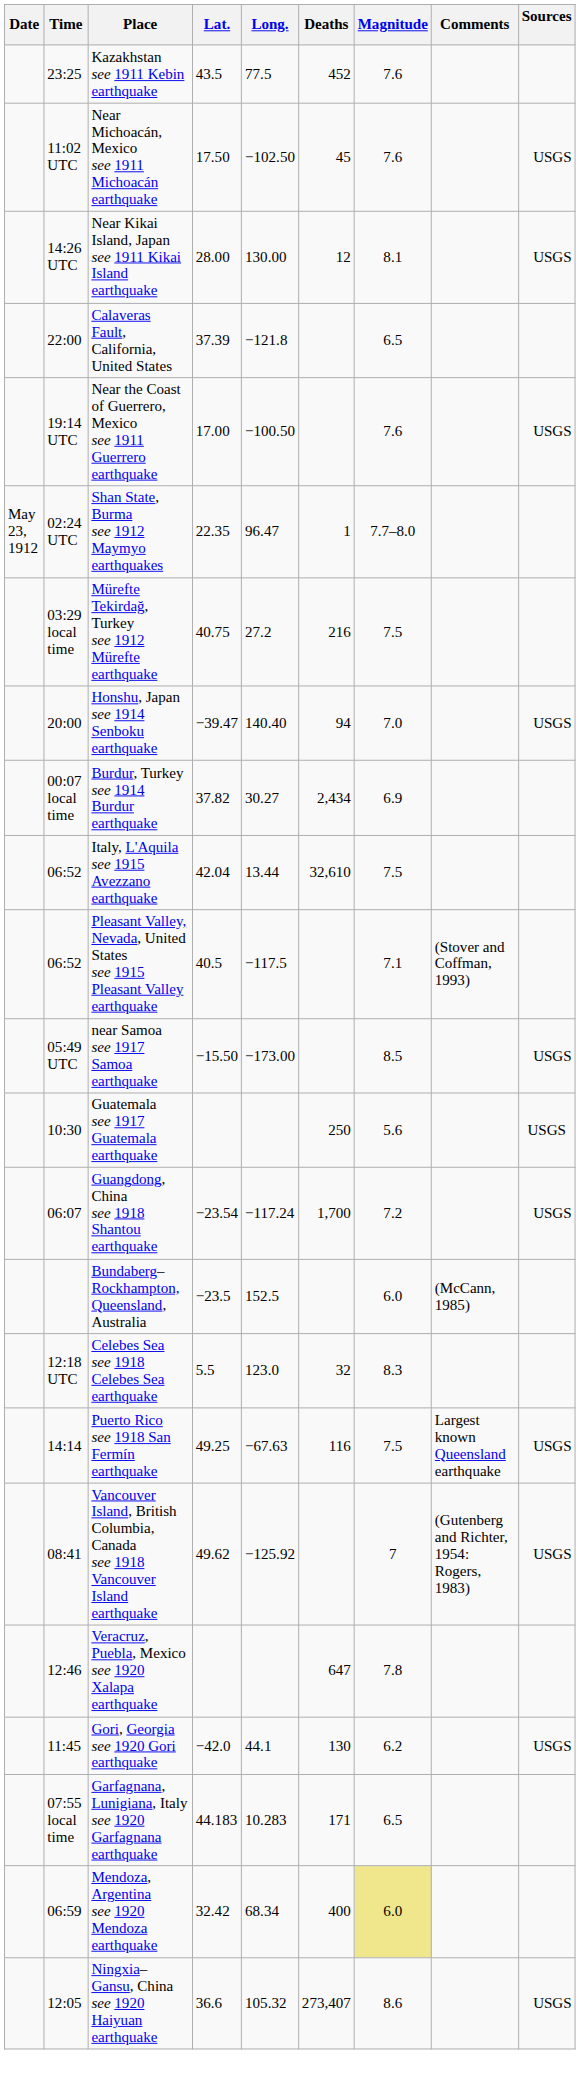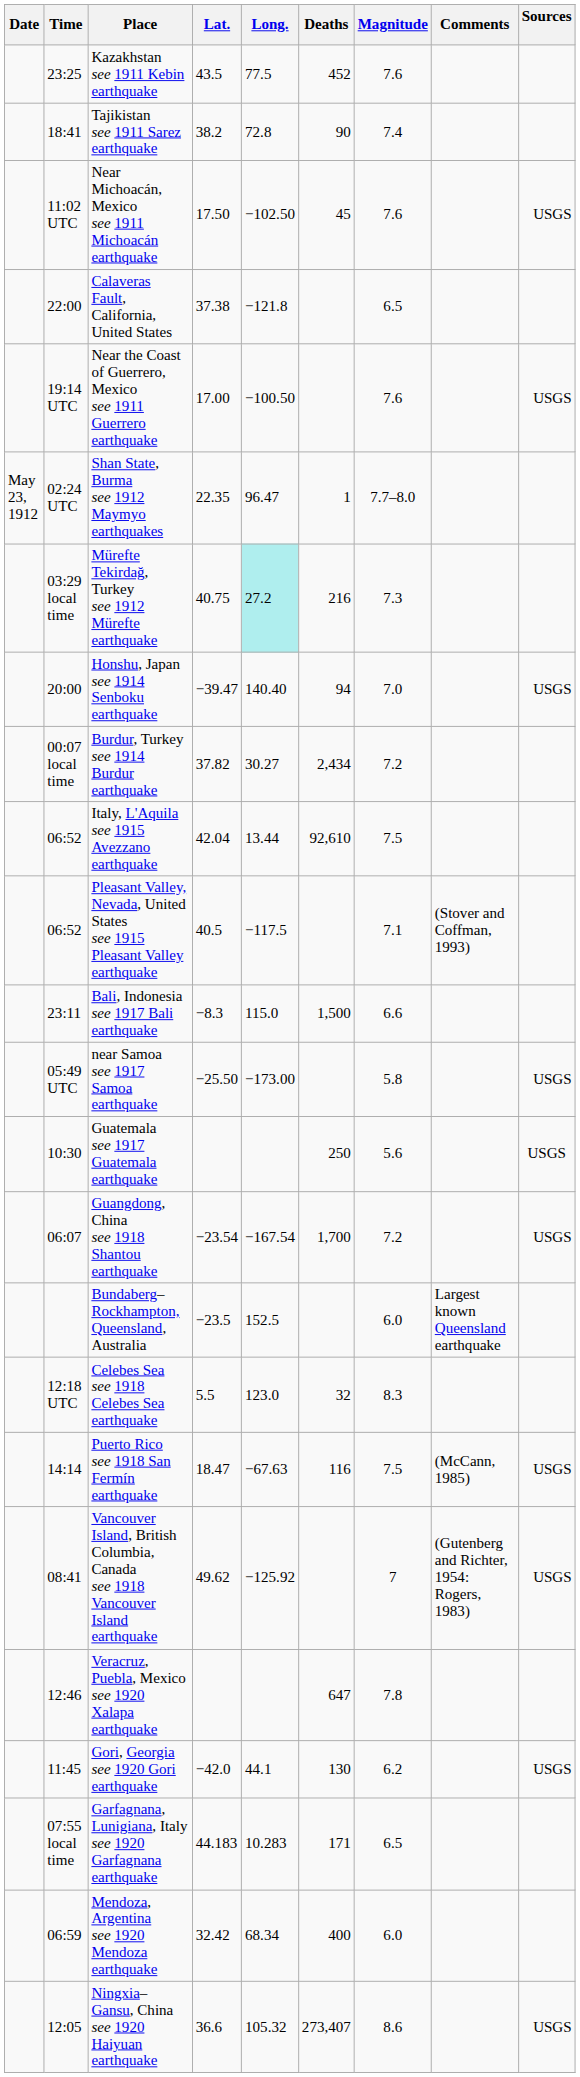+ row: (136, 131)
- row: (136, 257)
(213, 340) 37.39 -> (213, 306) 37.38
(258, 631) no background -> (258, 597) paleturquoise background
(393, 631) 7.5 -> (393, 597) 7.3
(393, 797) 6.9 -> (393, 764) 7.2
(330, 872) 32,610 -> (330, 838) 92,610
+ row: (137, 1013)
(217, 1055) −15.50 -> (217, 1079) −25.50
(393, 1055) 8.5 -> (393, 1079) 5.8
(270, 1213) −117.24 -> (270, 1237) −167.54
(465, 1296) (McCann, 1985) -> (470, 1320) Largest known Queensland earthquake
(213, 1445) 49.25 -> (213, 1469) 18.47
(470, 1445) Largest known Queensland earthquake -> (465, 1469) (McCann, 1985)
(393, 1911) khaki background -> (393, 1935) no background
